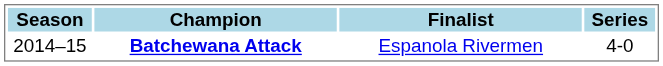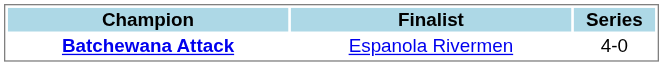- column: (50, 20)
